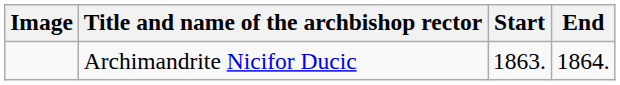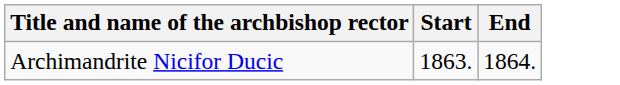- column: (42, 23)
